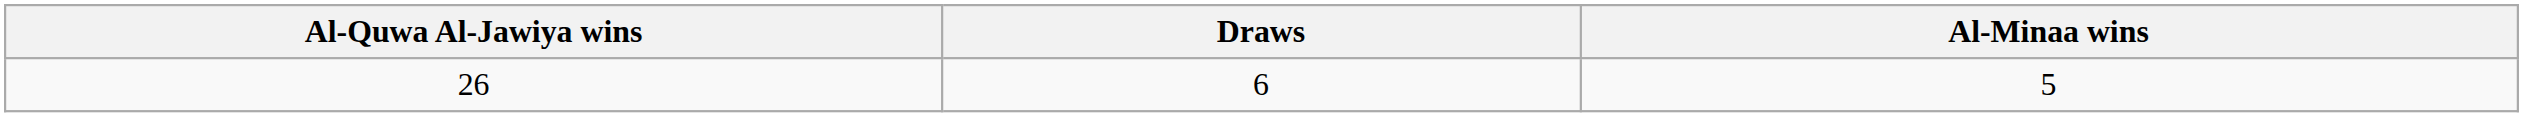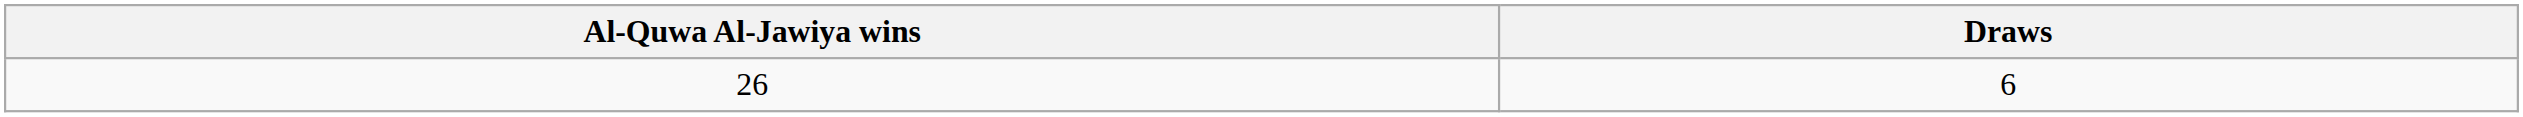- column: (2048, 31)
